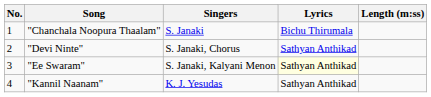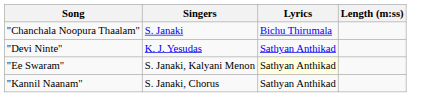- column: (15, 13)
(203, 48) S. Janaki, Chorus -> (173, 48) K. J. Yesudas
(194, 83) K. J. Yesudas -> (182, 83) S. Janaki, Chorus
